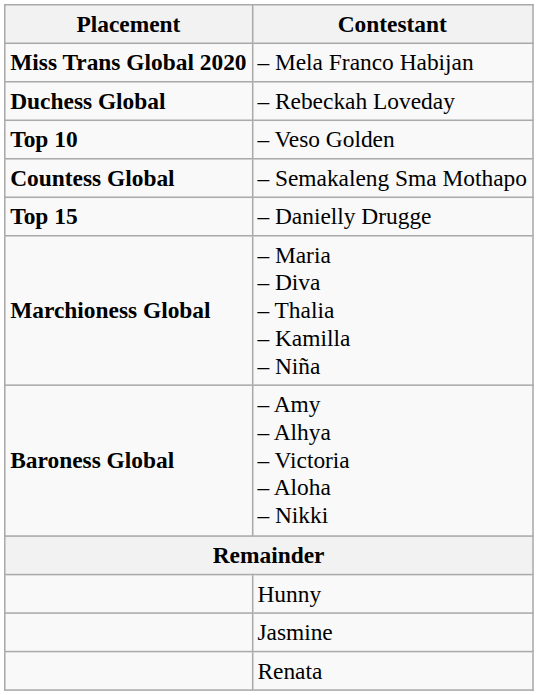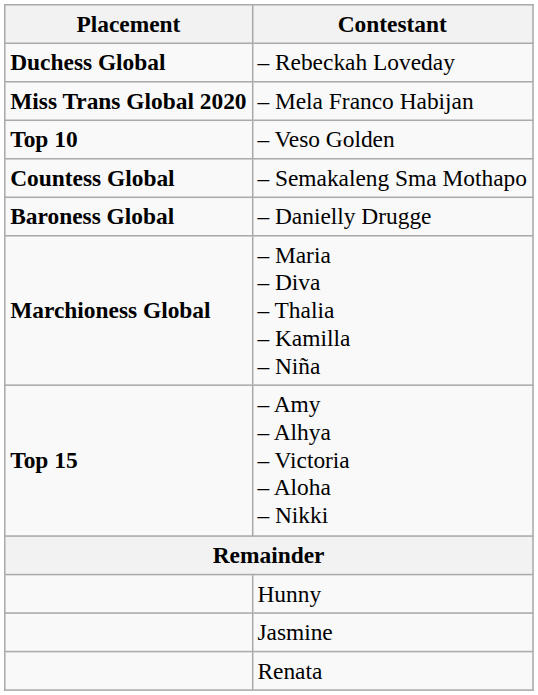rows swapped: (366, 62) <-> (356, 101)
(44, 216) Top 15 -> (92, 216) Baroness Global
(92, 460) Baroness Global -> (44, 460) Top 15
